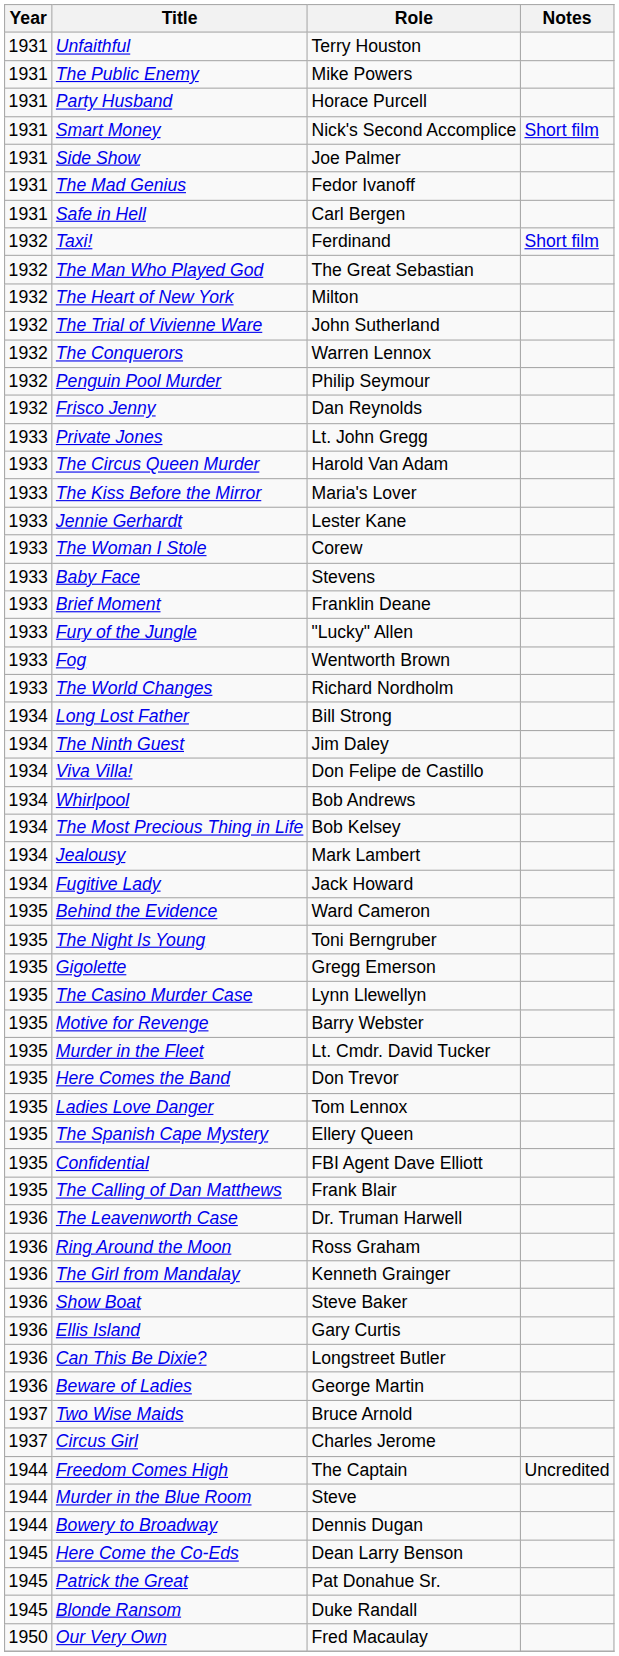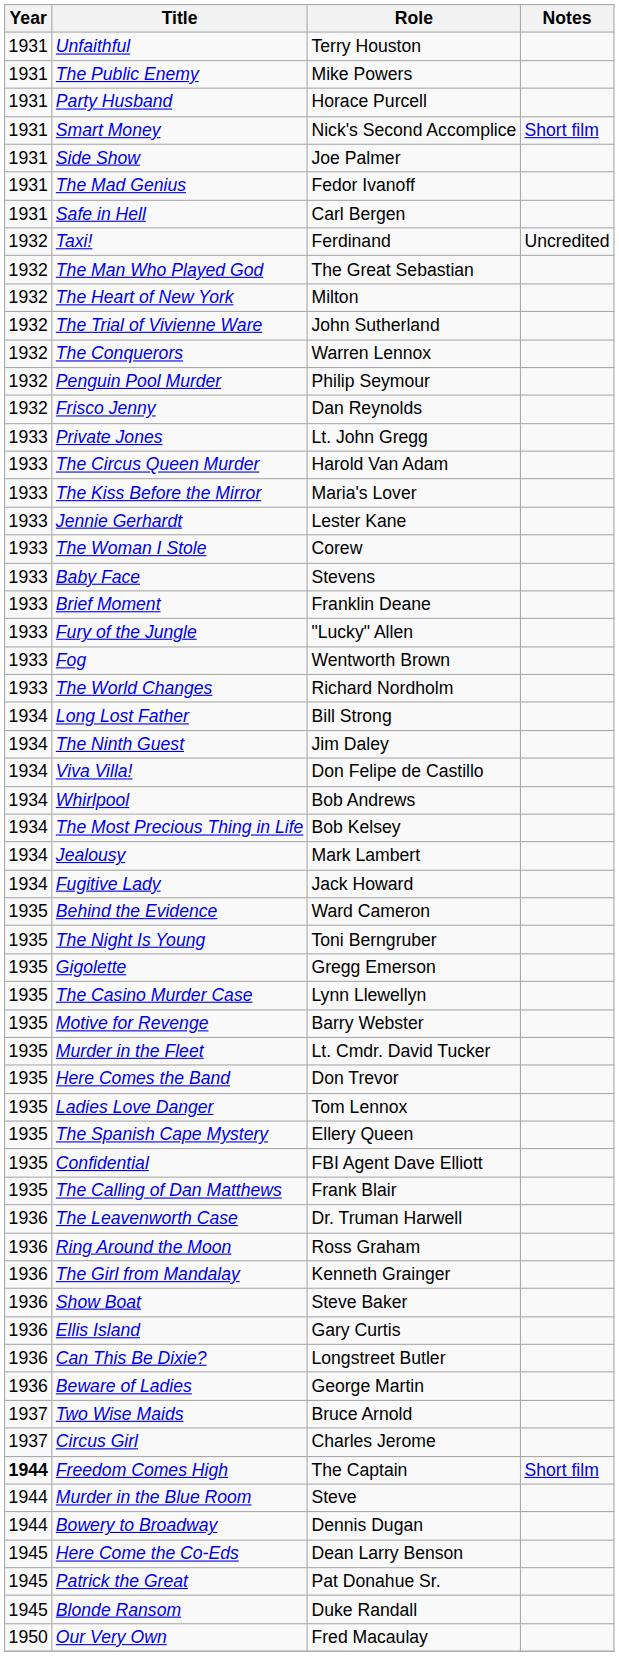(562, 241) Short film -> (567, 241) Uncredited
(28, 1469) normal -> (28, 1469) bold
(567, 1469) Uncredited -> (562, 1469) Short film
